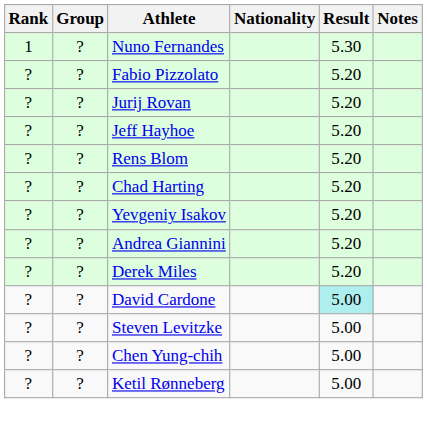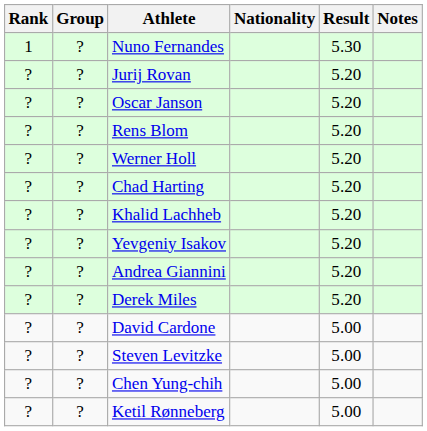- row: (165, 74)
- row: (153, 131)
+ row: (157, 102)
+ row: (154, 159)
+ row: (167, 215)
(346, 299) paleturquoise background -> (346, 327) no background
